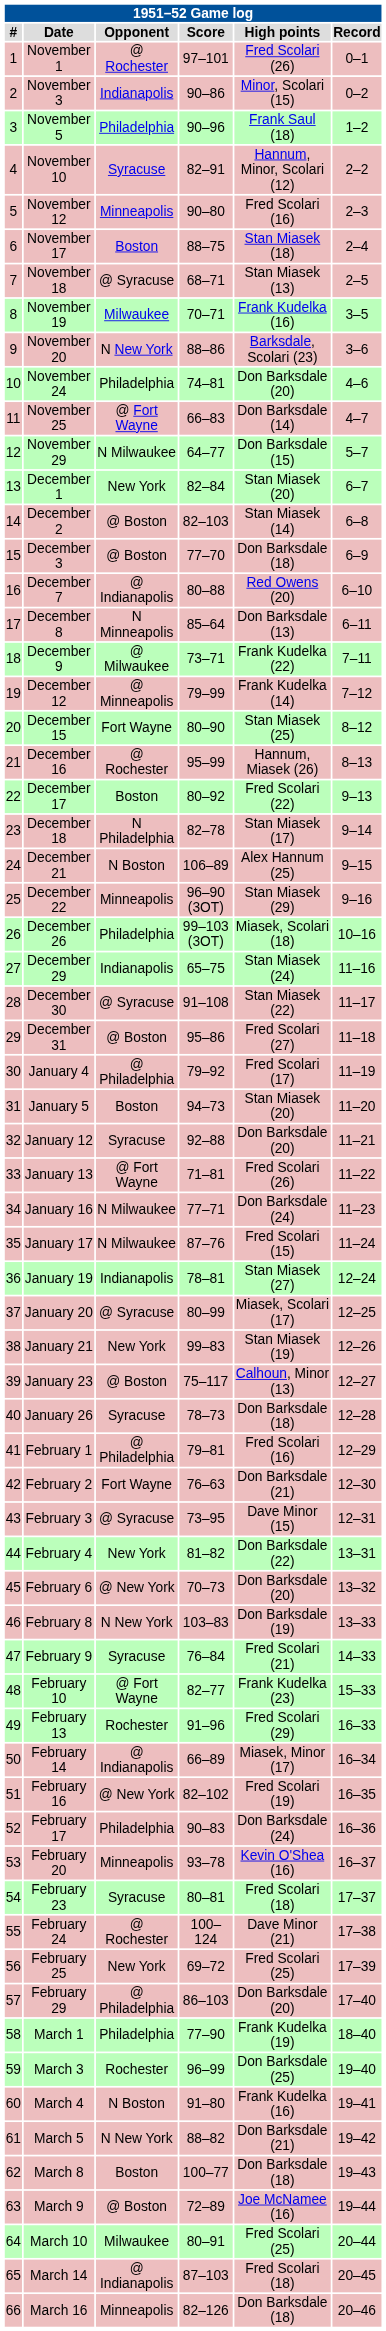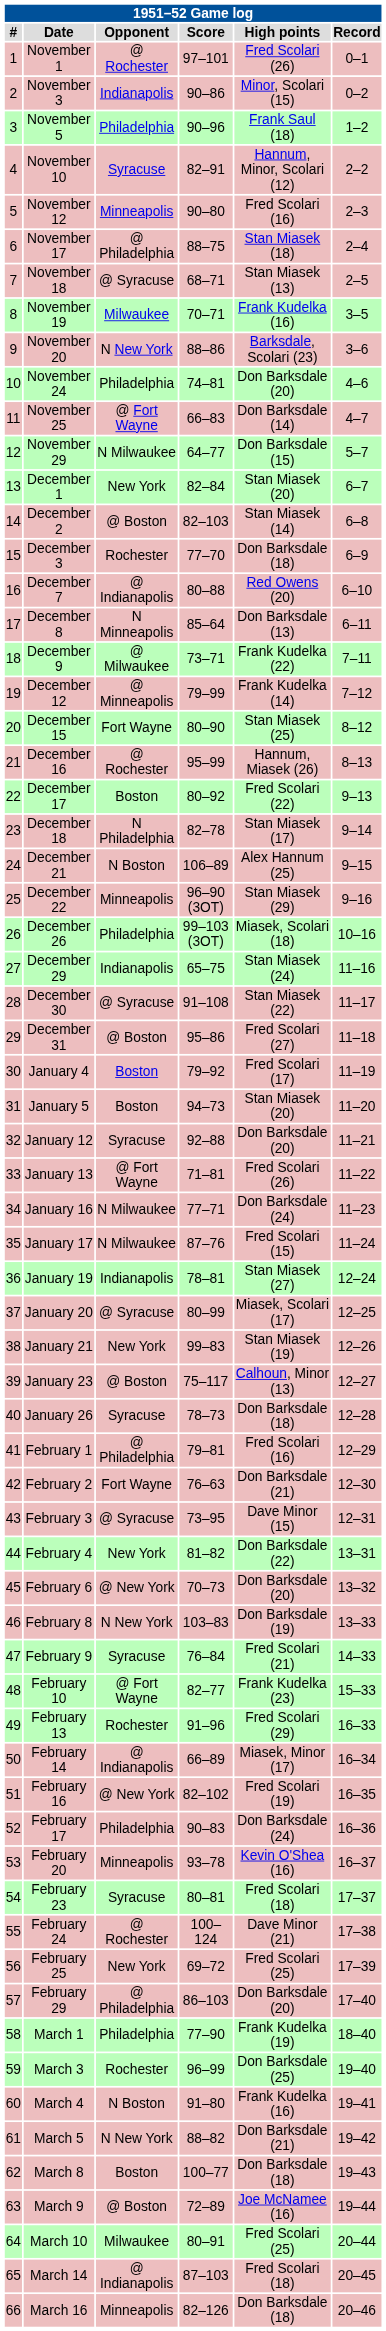(137, 246) Boston -> (137, 246) @ Philadelphia
(137, 556) @ Boston -> (137, 556) Rochester
(137, 1072) @ Philadelphia -> (137, 1072) Boston
